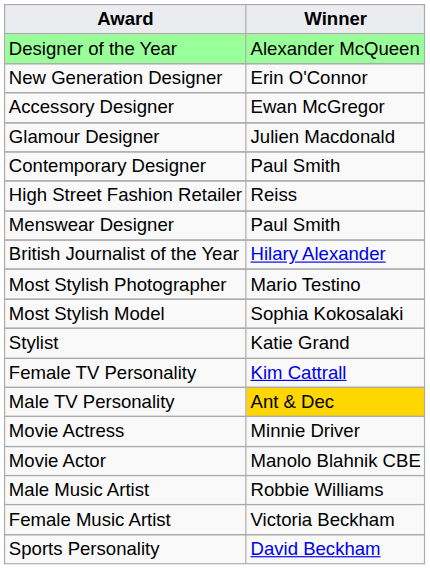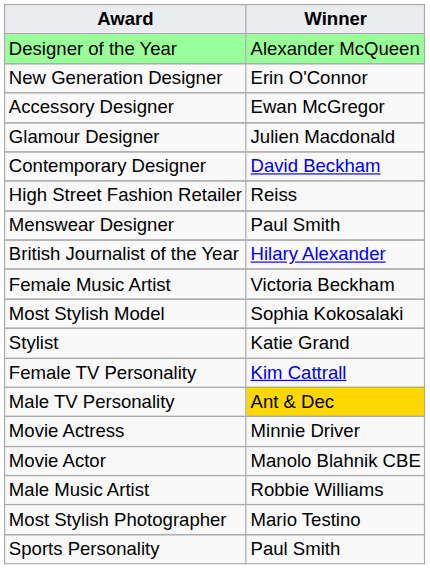(295, 166) Paul Smith -> (316, 166) David Beckham
rows swapped: (118, 284) <-> (90, 519)
(316, 549) David Beckham -> (295, 549) Paul Smith
